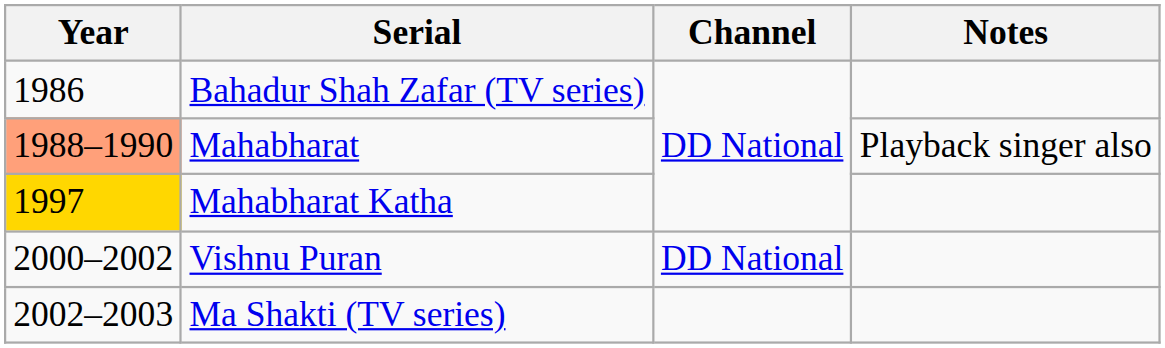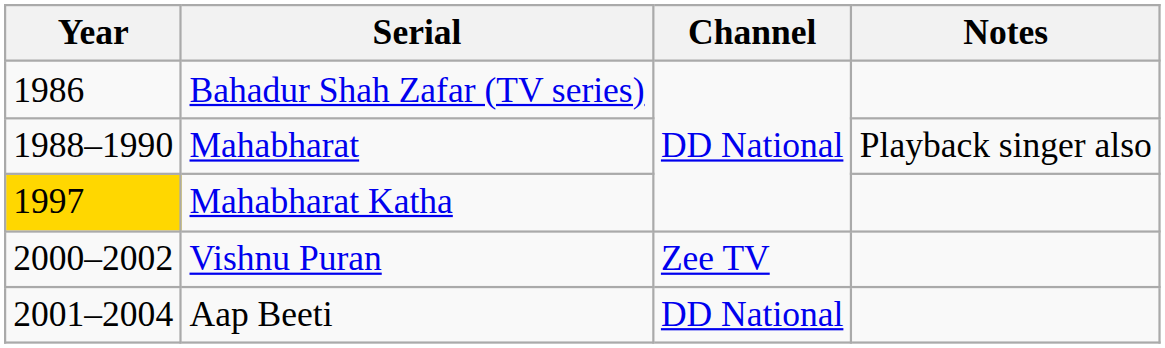(93, 145) lightsalmon background -> (93, 145) no background
(752, 257) DD National -> (715, 257) Zee TV
+ row: (261, 314)
- row: (348, 314)
